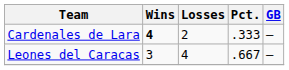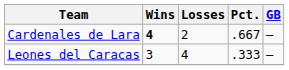(246, 34) .333 -> (246, 34) .667
(246, 54) .667 -> (246, 54) .333
